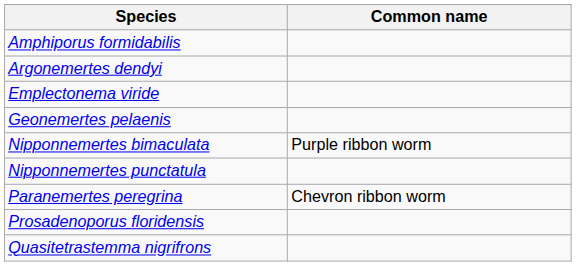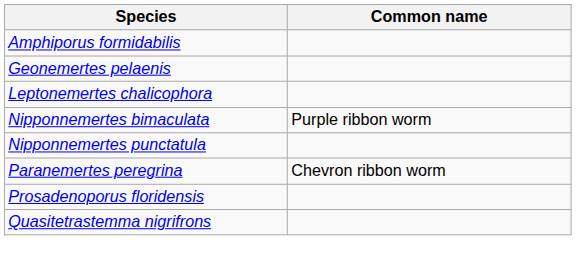- row: (85, 68)
- row: (84, 94)
+ row: (110, 94)
